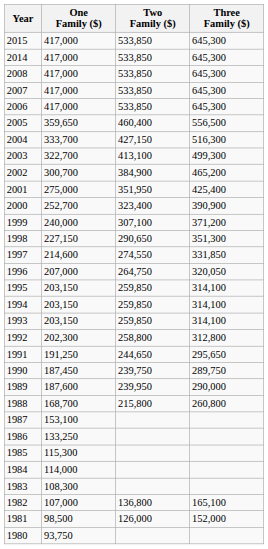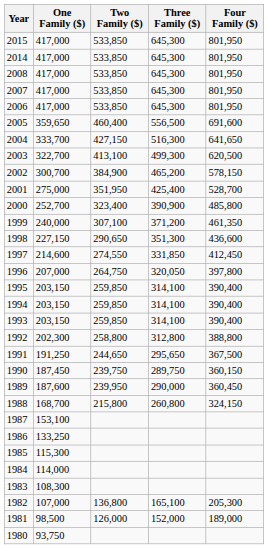+ column: (235, 18)
